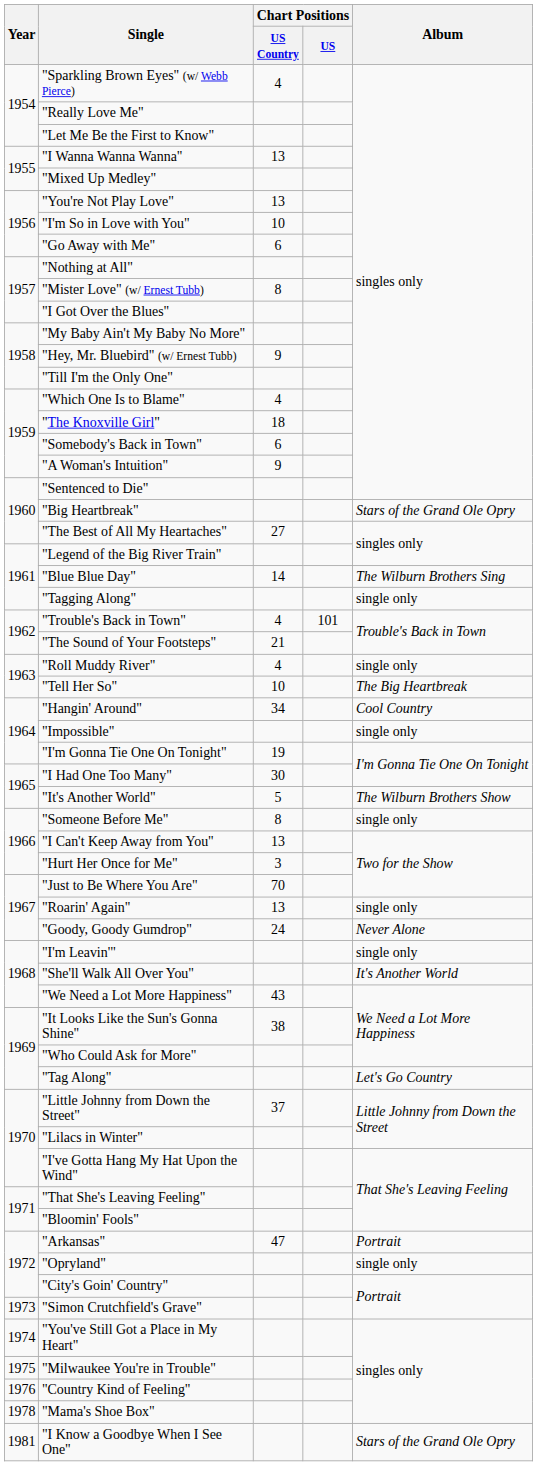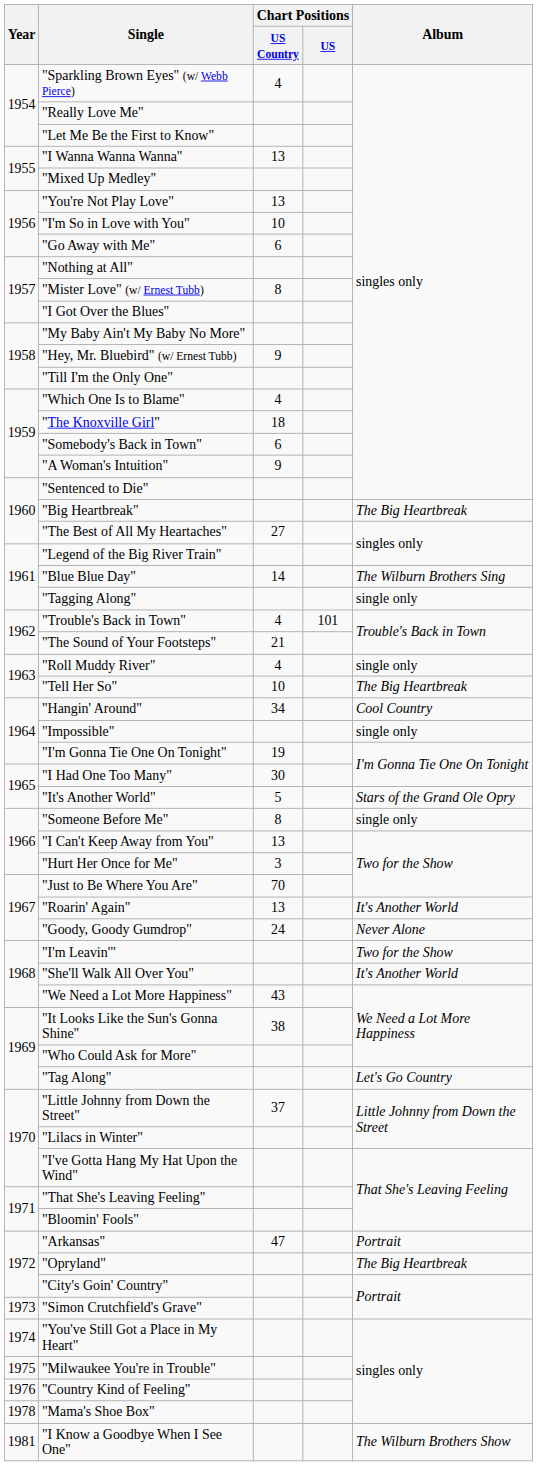(435, 510) Stars of the Grand Ole Opry -> (411, 510) The Big Heartbreak
(433, 797) The Wilburn Brothers Show -> (435, 797) Stars of the Grand Ole Opry
(387, 907) single only -> (407, 907) It's Another World
(387, 951) single only -> (404, 951) Two for the Show
(387, 1263) single only -> (411, 1263) The Big Heartbreak
(435, 1441) Stars of the Grand Ole Opry -> (433, 1441) The Wilburn Brothers Show
